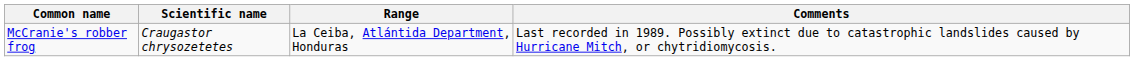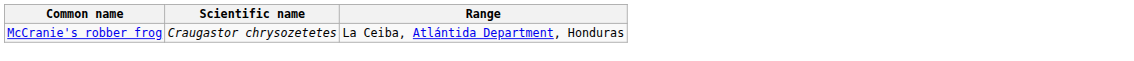- column: (821, 14)
